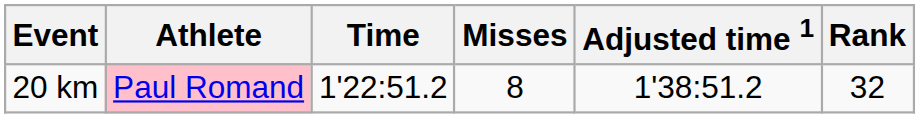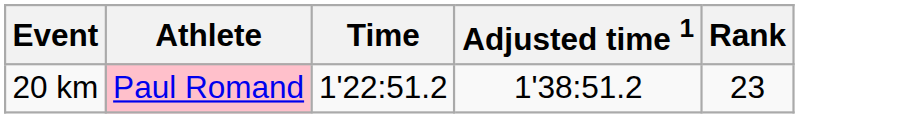- column: (515, 35)
(867, 89) 32 -> (747, 89) 23
